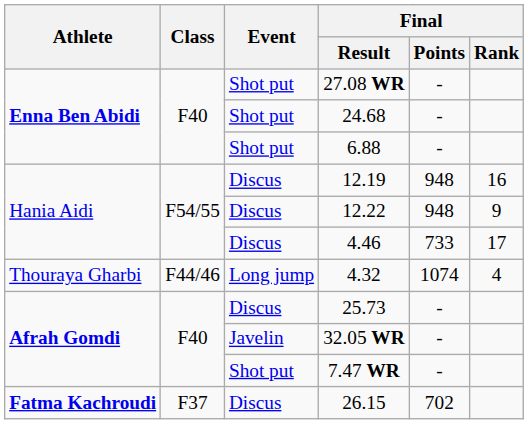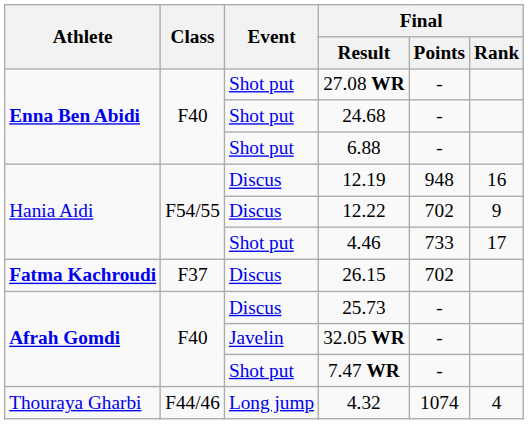(439, 211) 948 -> (439, 211) 702
(255, 243) Discus -> (261, 243) Shot put
rows swapped: (364, 275) <-> (364, 402)
